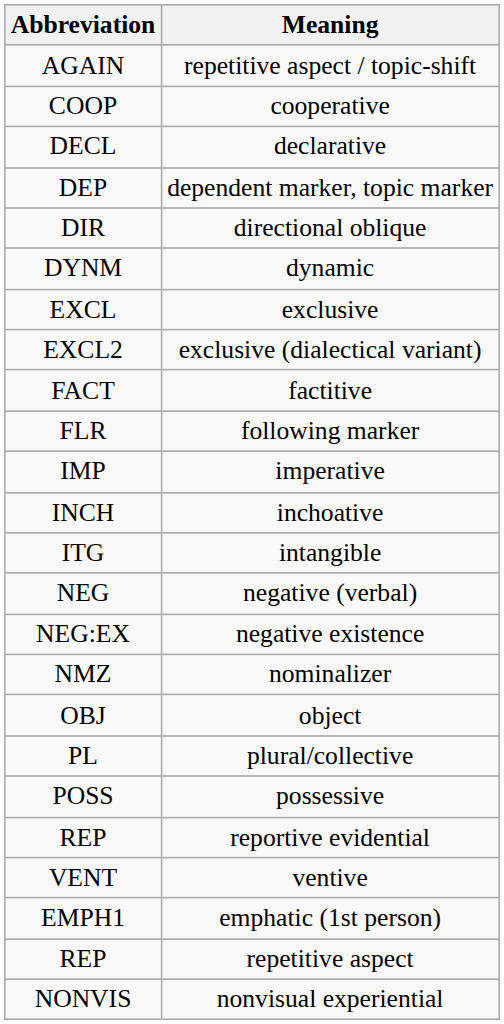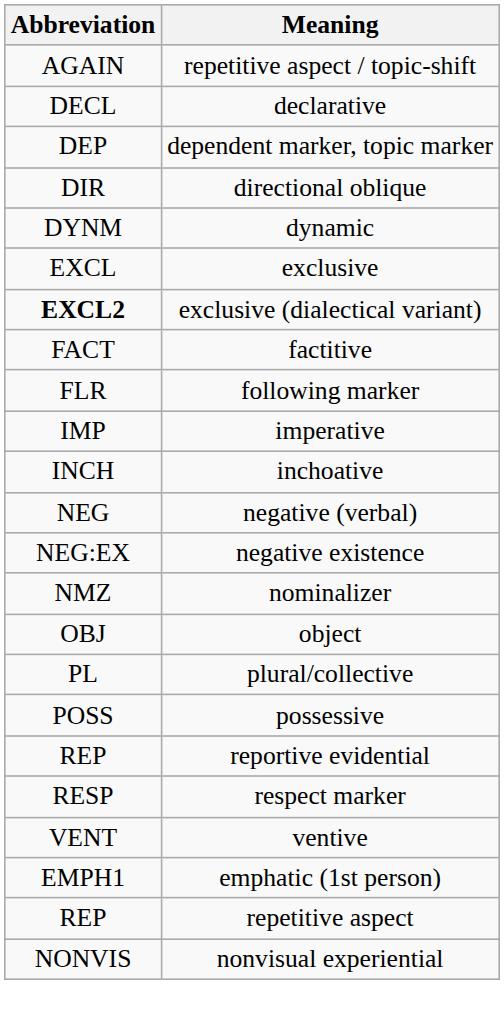- row: (330, 106)
(83, 349) normal -> (83, 308) bold
- row: (330, 552)
+ row: (330, 796)
